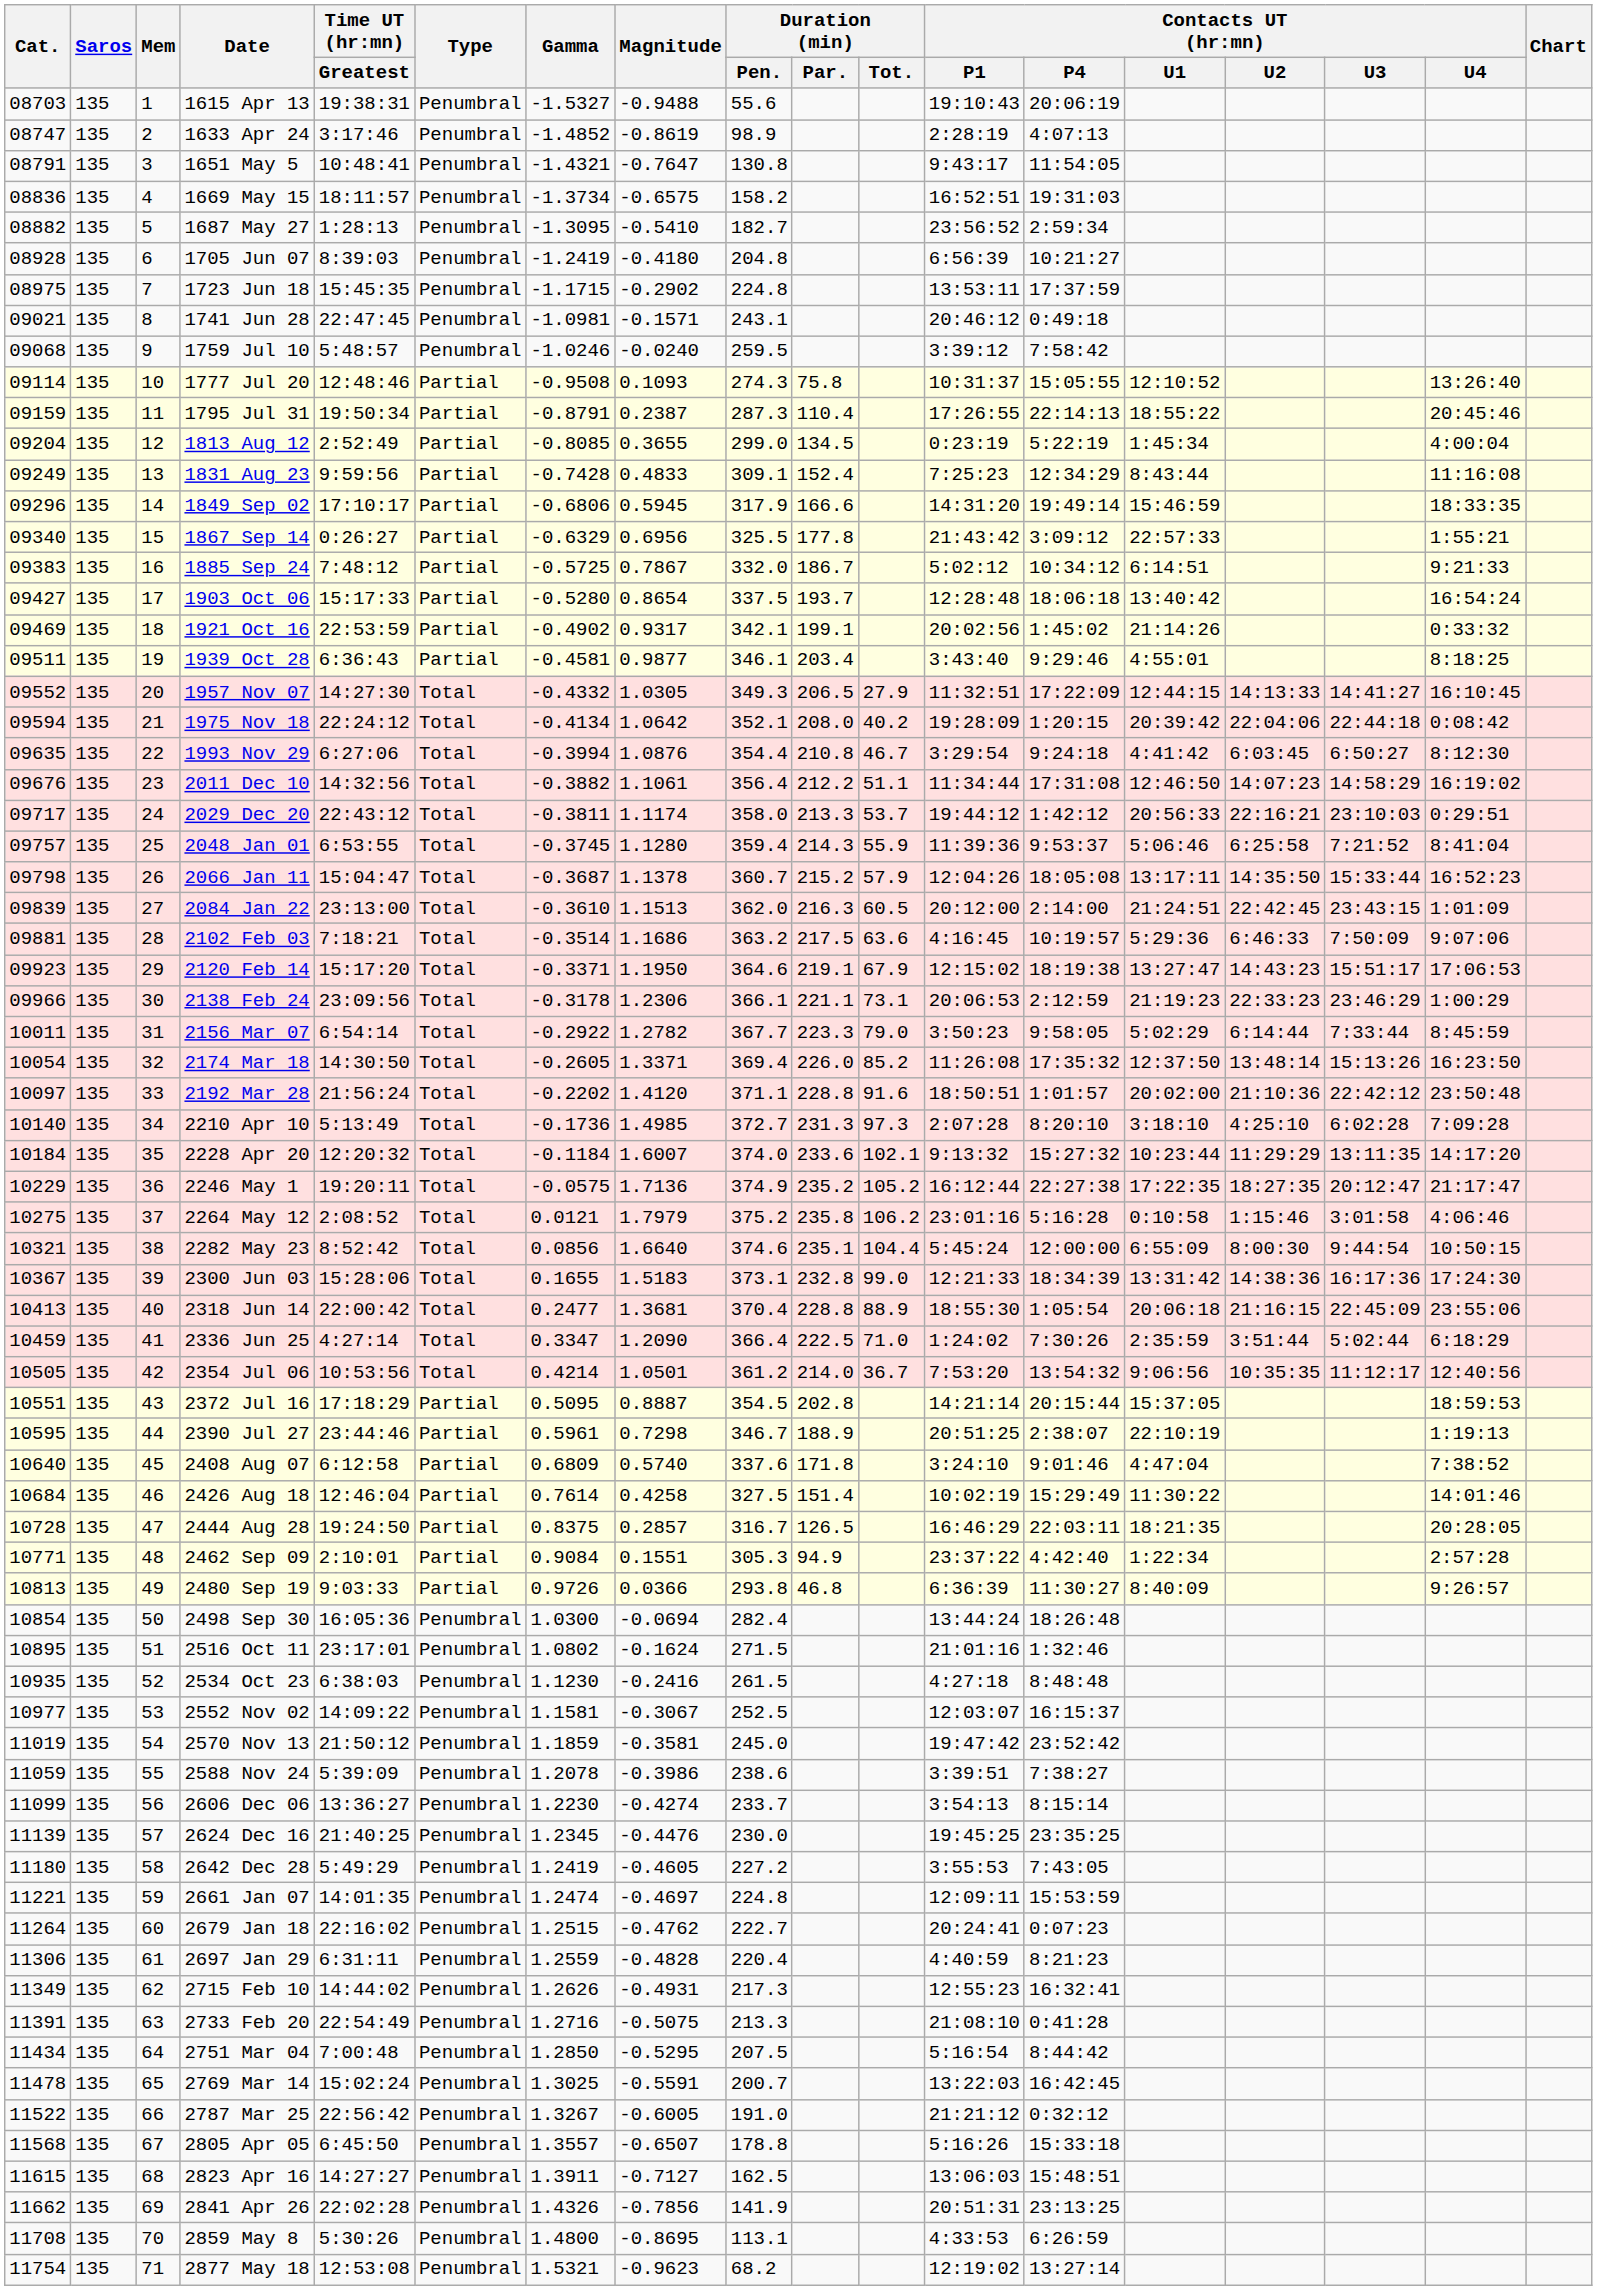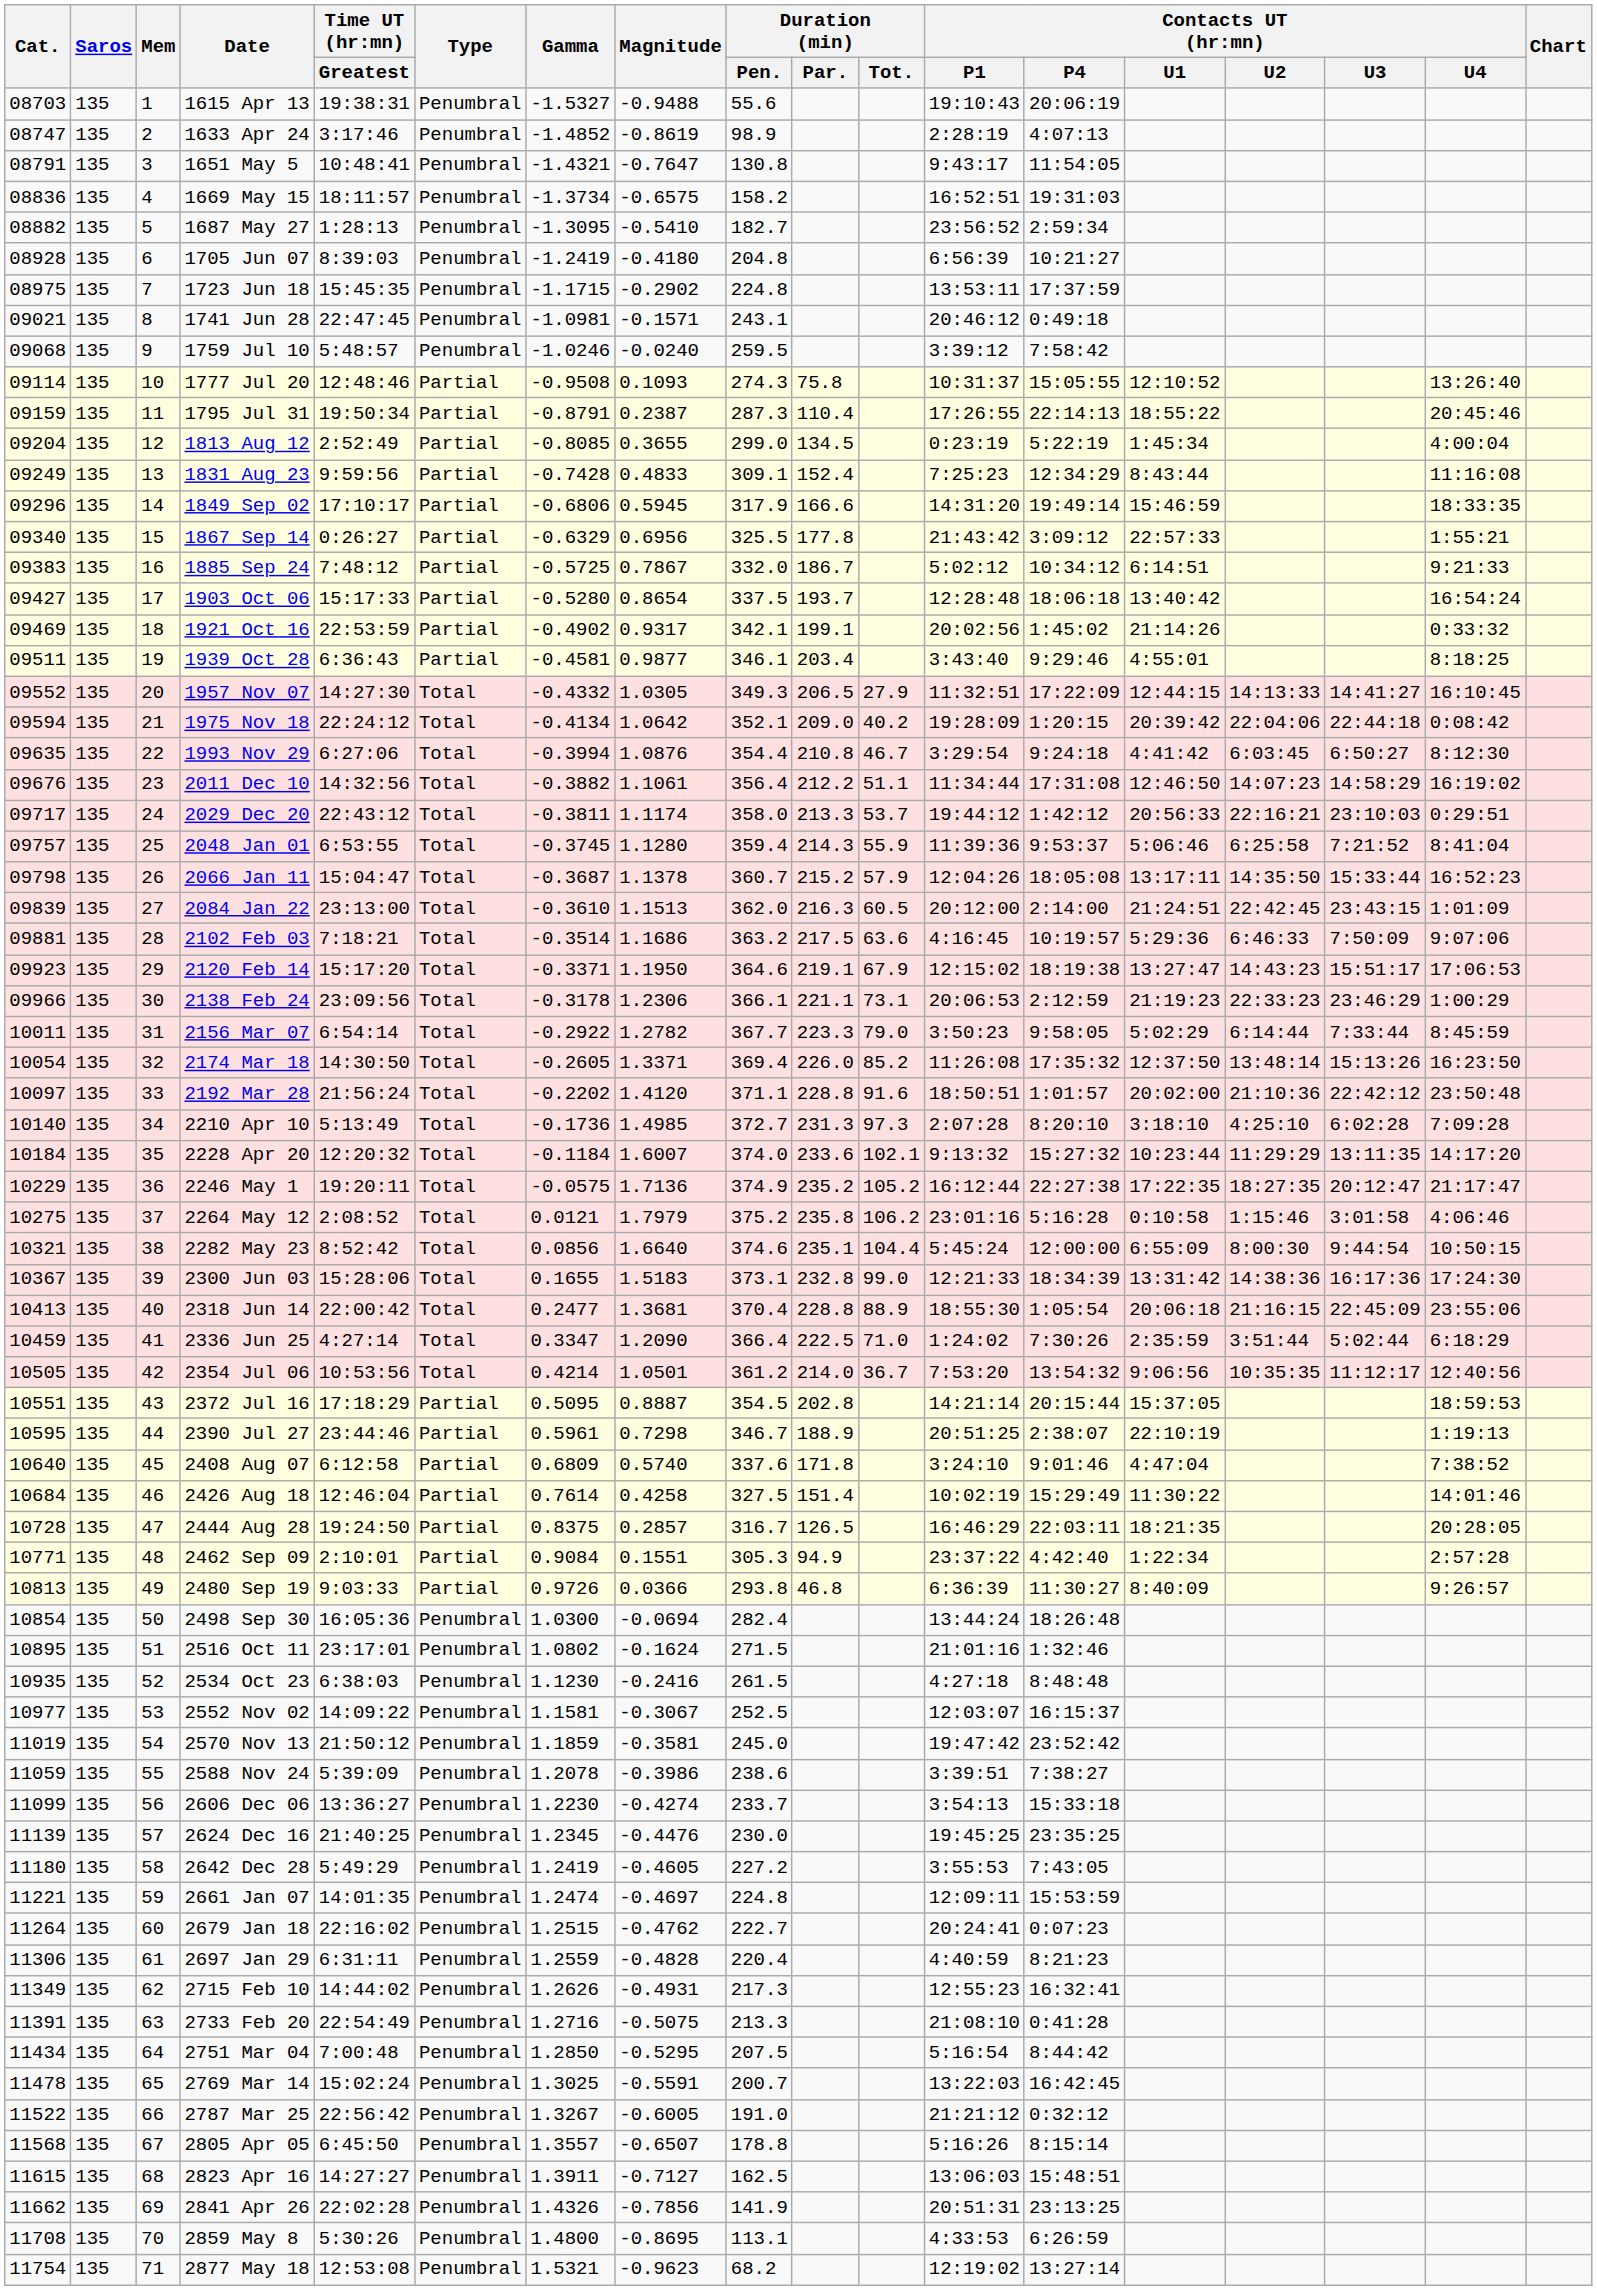(825, 723) 208.0 -> (825, 723) 209.0
(1069, 1805) 8:15:14 -> (1075, 1805) 15:33:18
(1075, 2146) 15:33:18 -> (1069, 2146) 8:15:14
